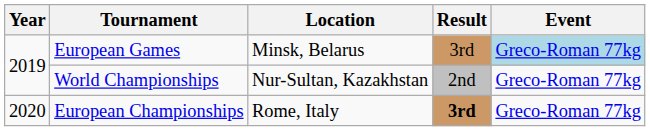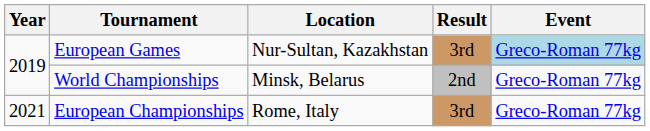(308, 50) Minsk, Belarus -> (340, 50) Nur-Sultan, Kazakhstan
(340, 80) Nur-Sultan, Kazakhstan -> (308, 80) Minsk, Belarus
(27, 110) 2020 -> (27, 110) 2021
(462, 110) bold -> (462, 110) normal
